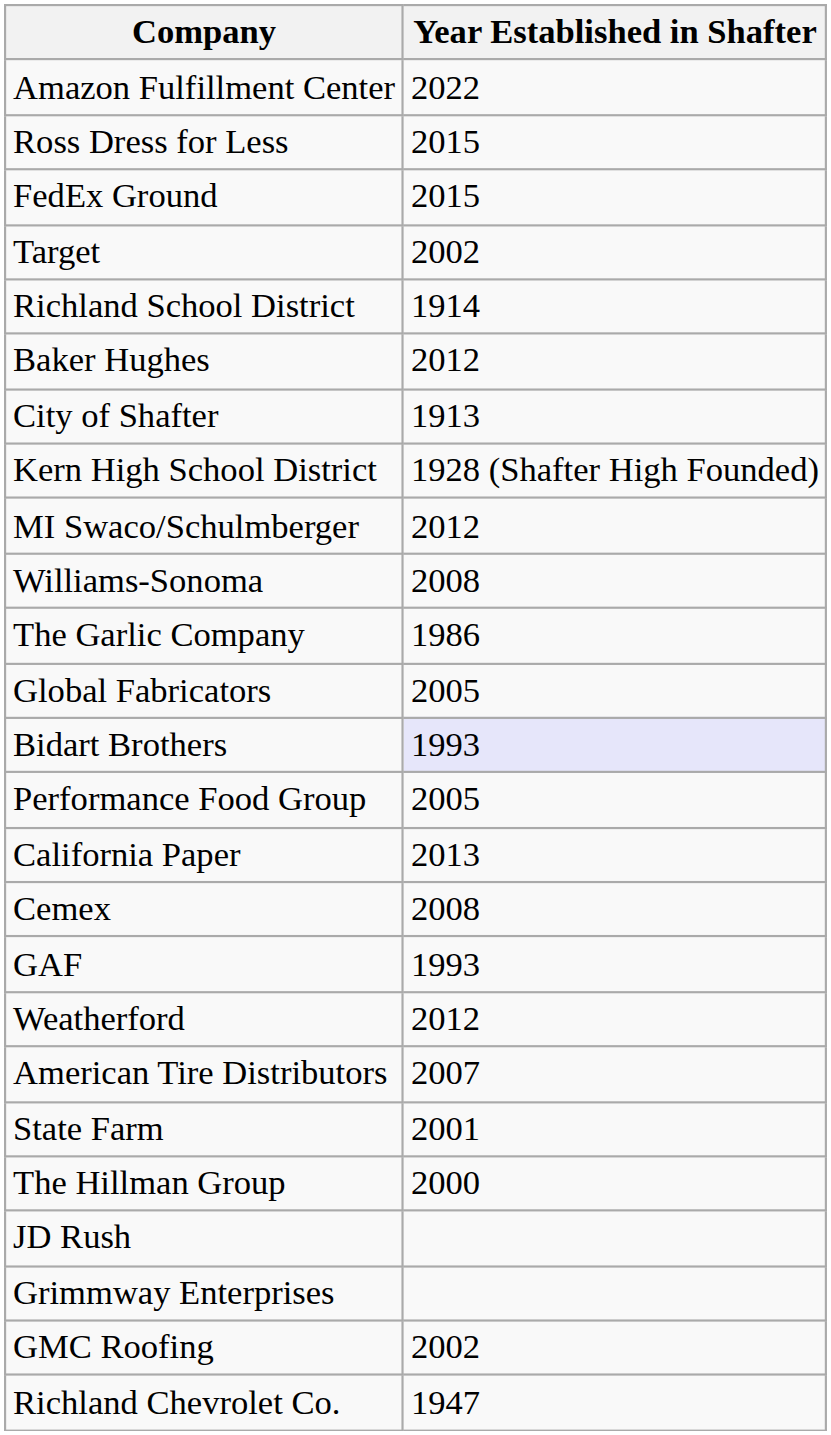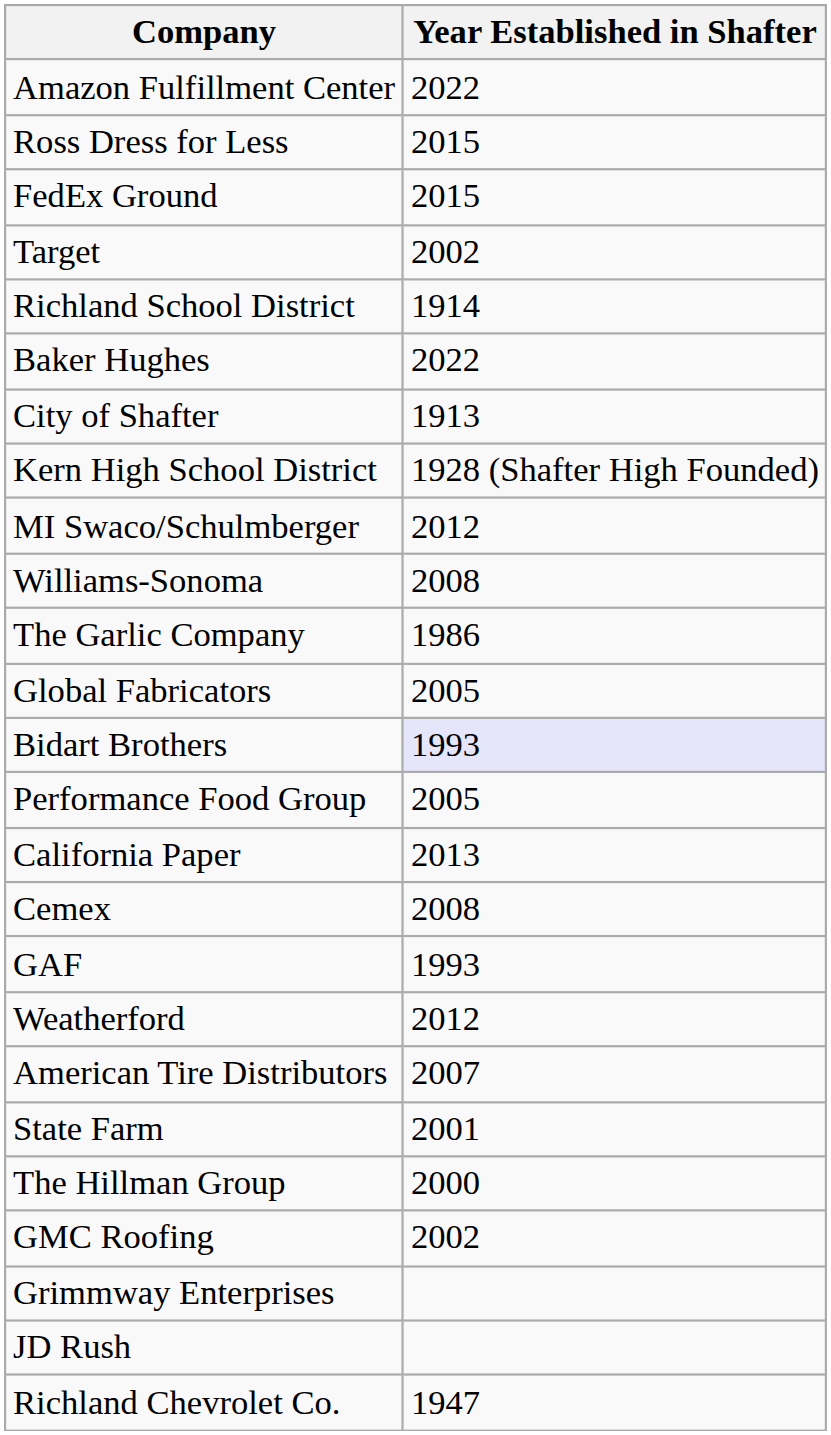(446, 360) 2012 -> (446, 360) 2022
rows swapped: (113, 1347) <-> (72, 1237)
